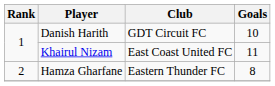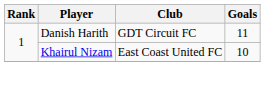(252, 33) 10 -> (242, 33) 11
(252, 52) 11 -> (242, 52) 10
- row: (82, 71)
